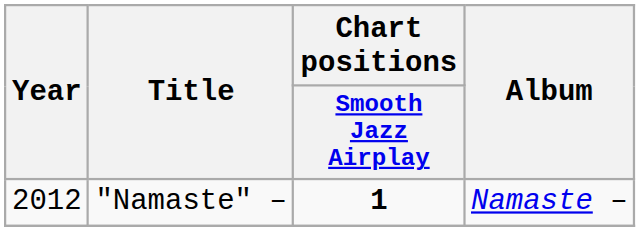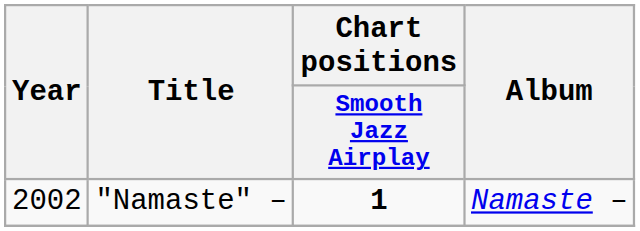(47, 202) 2012 -> (47, 202) 2002
